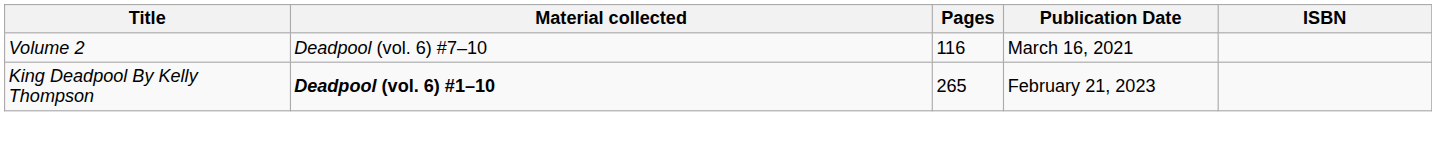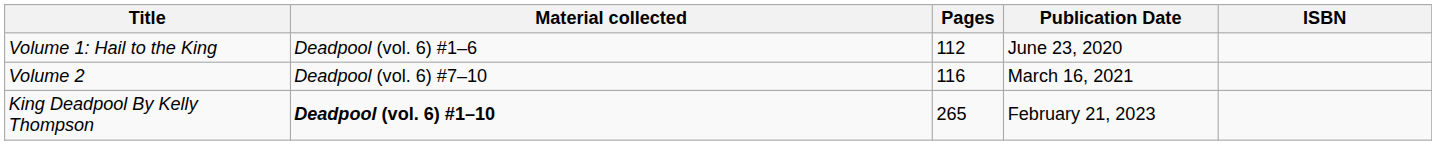+ row: (113, 47)
